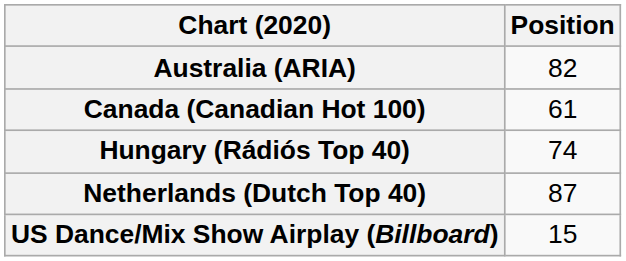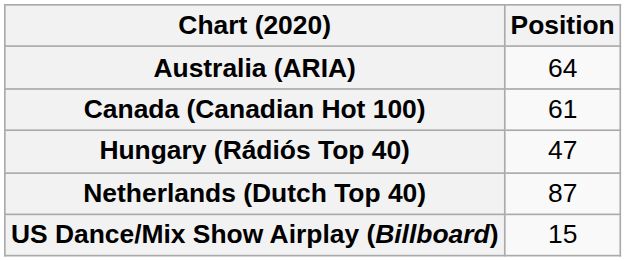(563, 67) 82 -> (563, 67) 64
(563, 151) 74 -> (563, 151) 47
